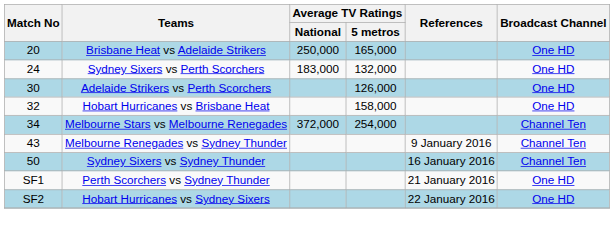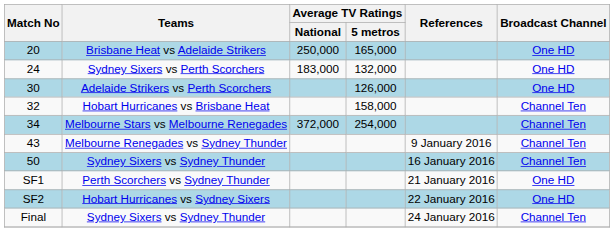(553, 106) One HD -> (553, 106) Channel Ten
+ row: (33, 217)
